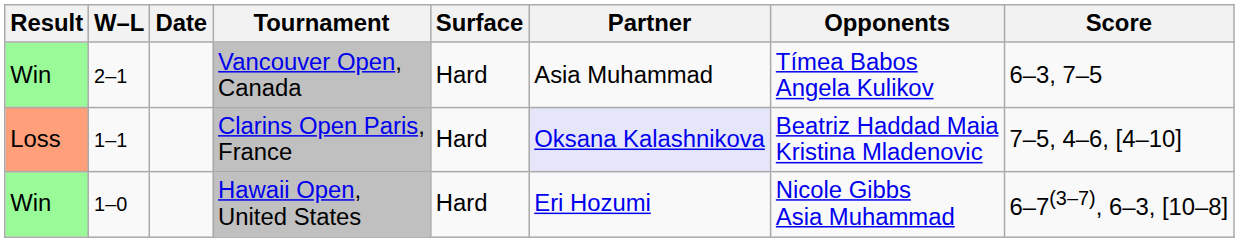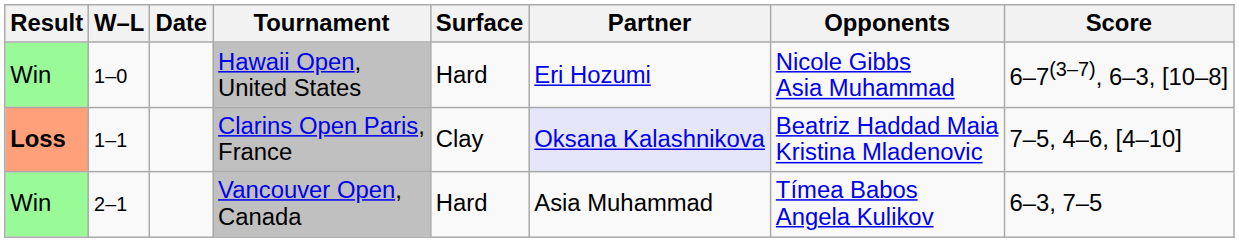rows swapped: (290, 203) <-> (310, 74)
(35, 139) normal -> (38, 139) bold
(462, 139) Hard -> (460, 139) Clay
